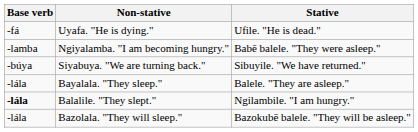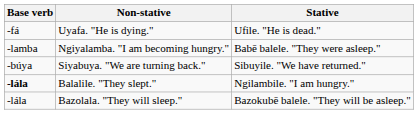- row: (110, 83)
